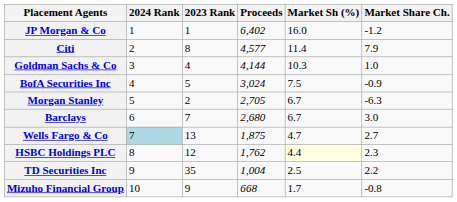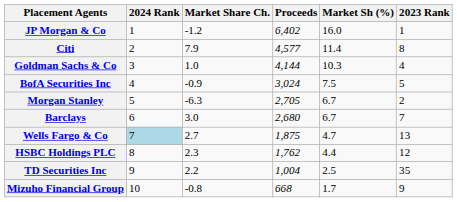columns swapped: (210, 13) <-> (407, 13)
(294, 153) lightyellow background -> (329, 153) no background
